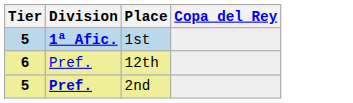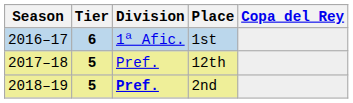+ column: (38, 16)
(25, 40) 5 -> (92, 40) 6
(83, 40) bold -> (150, 40) normal
(25, 63) 6 -> (92, 63) 5
